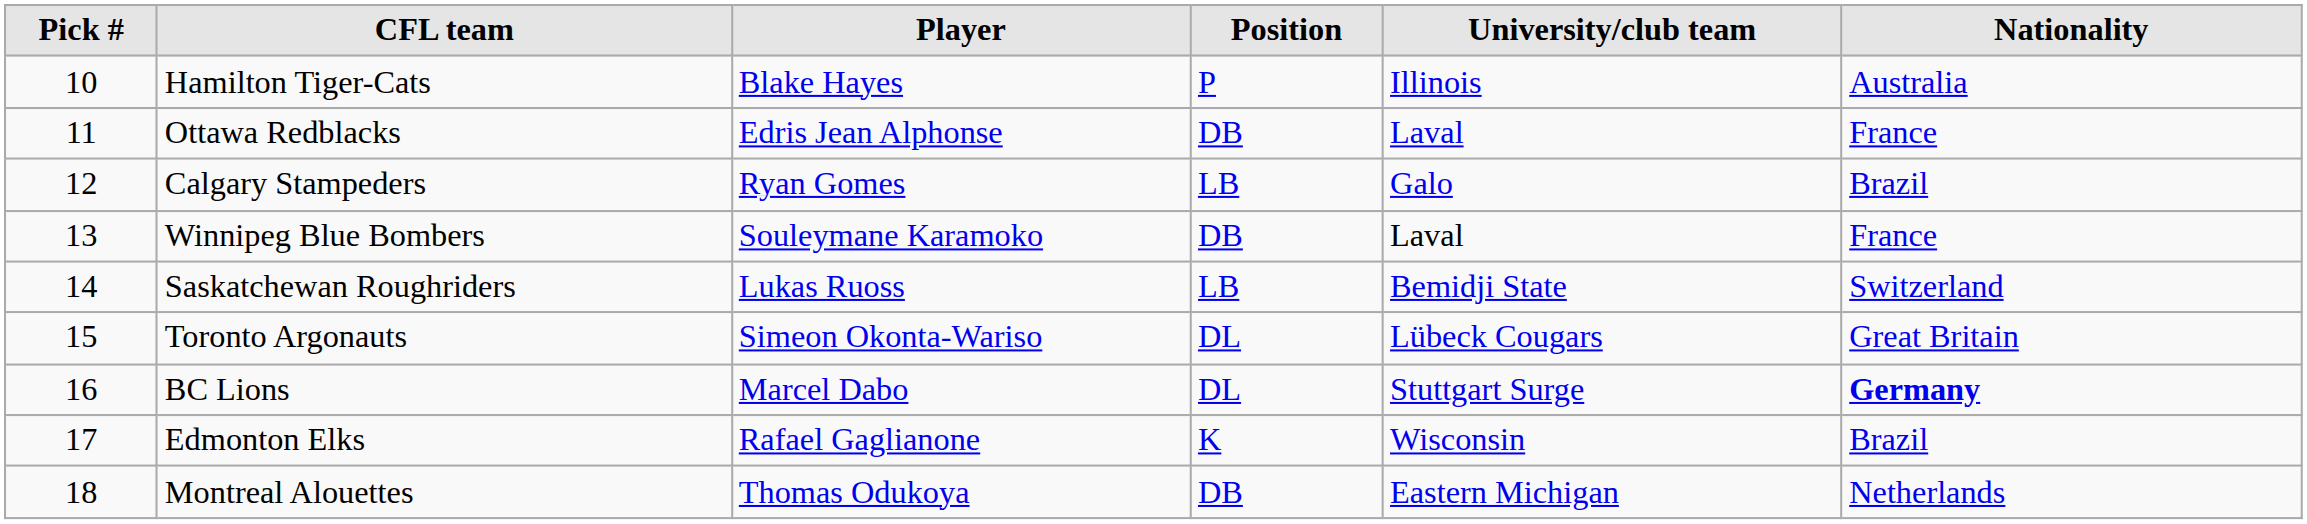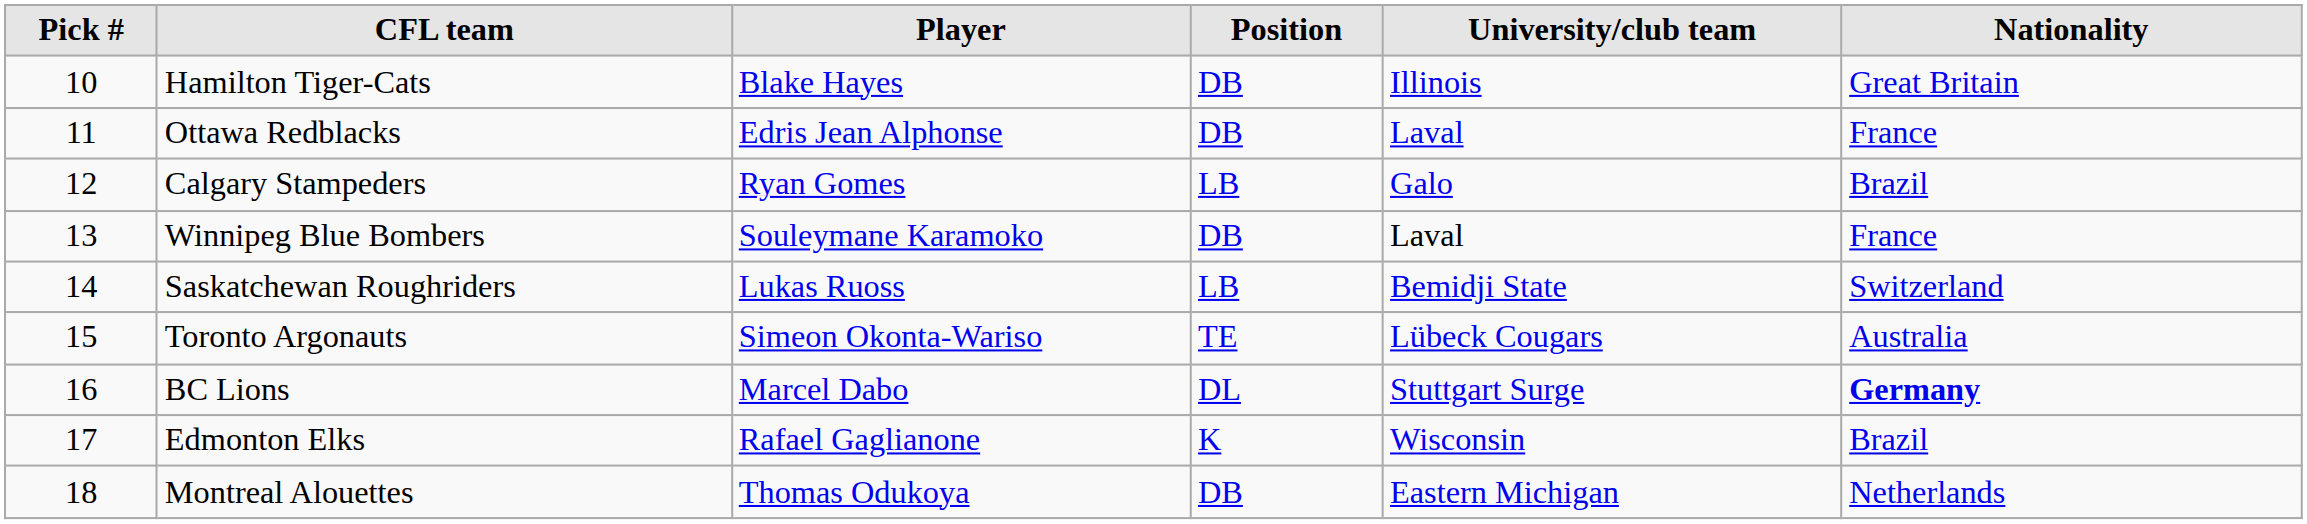(1207, 81) P -> (1220, 81) DB
(1908, 81) Australia -> (1934, 81) Great Britain
(1220, 337) DL -> (1218, 337) TE
(1934, 337) Great Britain -> (1908, 337) Australia
